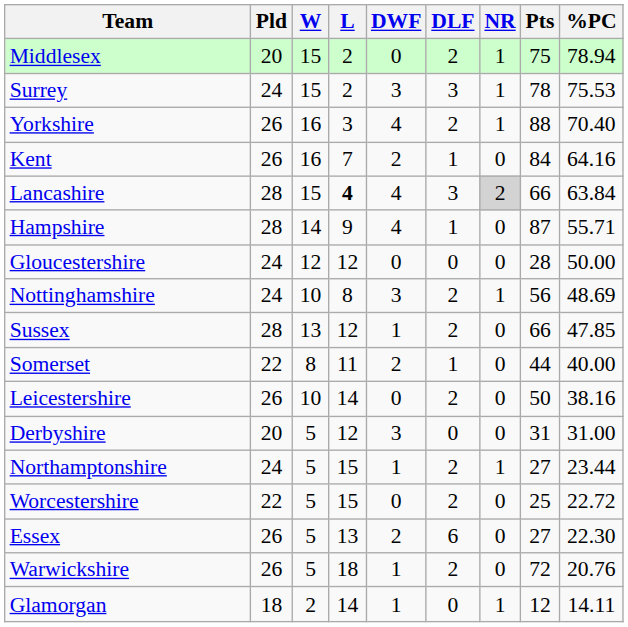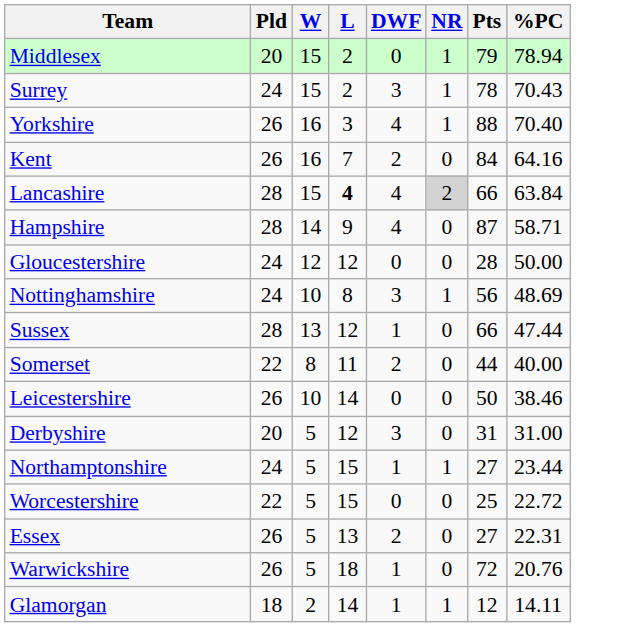- column: (453, 21)
(540, 55) 75 -> (487, 55) 79
(591, 90) 75.53 -> (538, 90) 70.43
(591, 227) 55.71 -> (538, 227) 58.71
(591, 329) 47.85 -> (538, 329) 47.44
(591, 398) 38.16 -> (538, 398) 38.46
(591, 535) 22.30 -> (538, 535) 22.31
